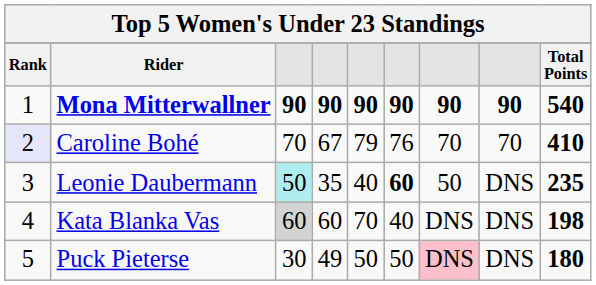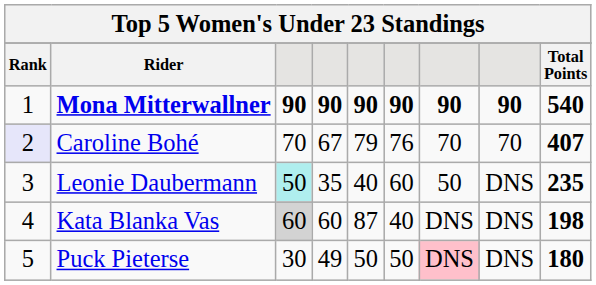(566, 143) 410 -> (566, 143) 407
(401, 182) bold -> (401, 182) normal
(366, 220) 70 -> (366, 220) 87
